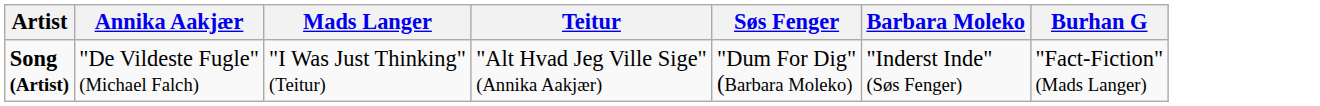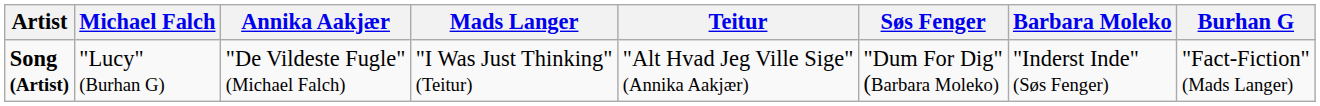+ column: (147, 22)
